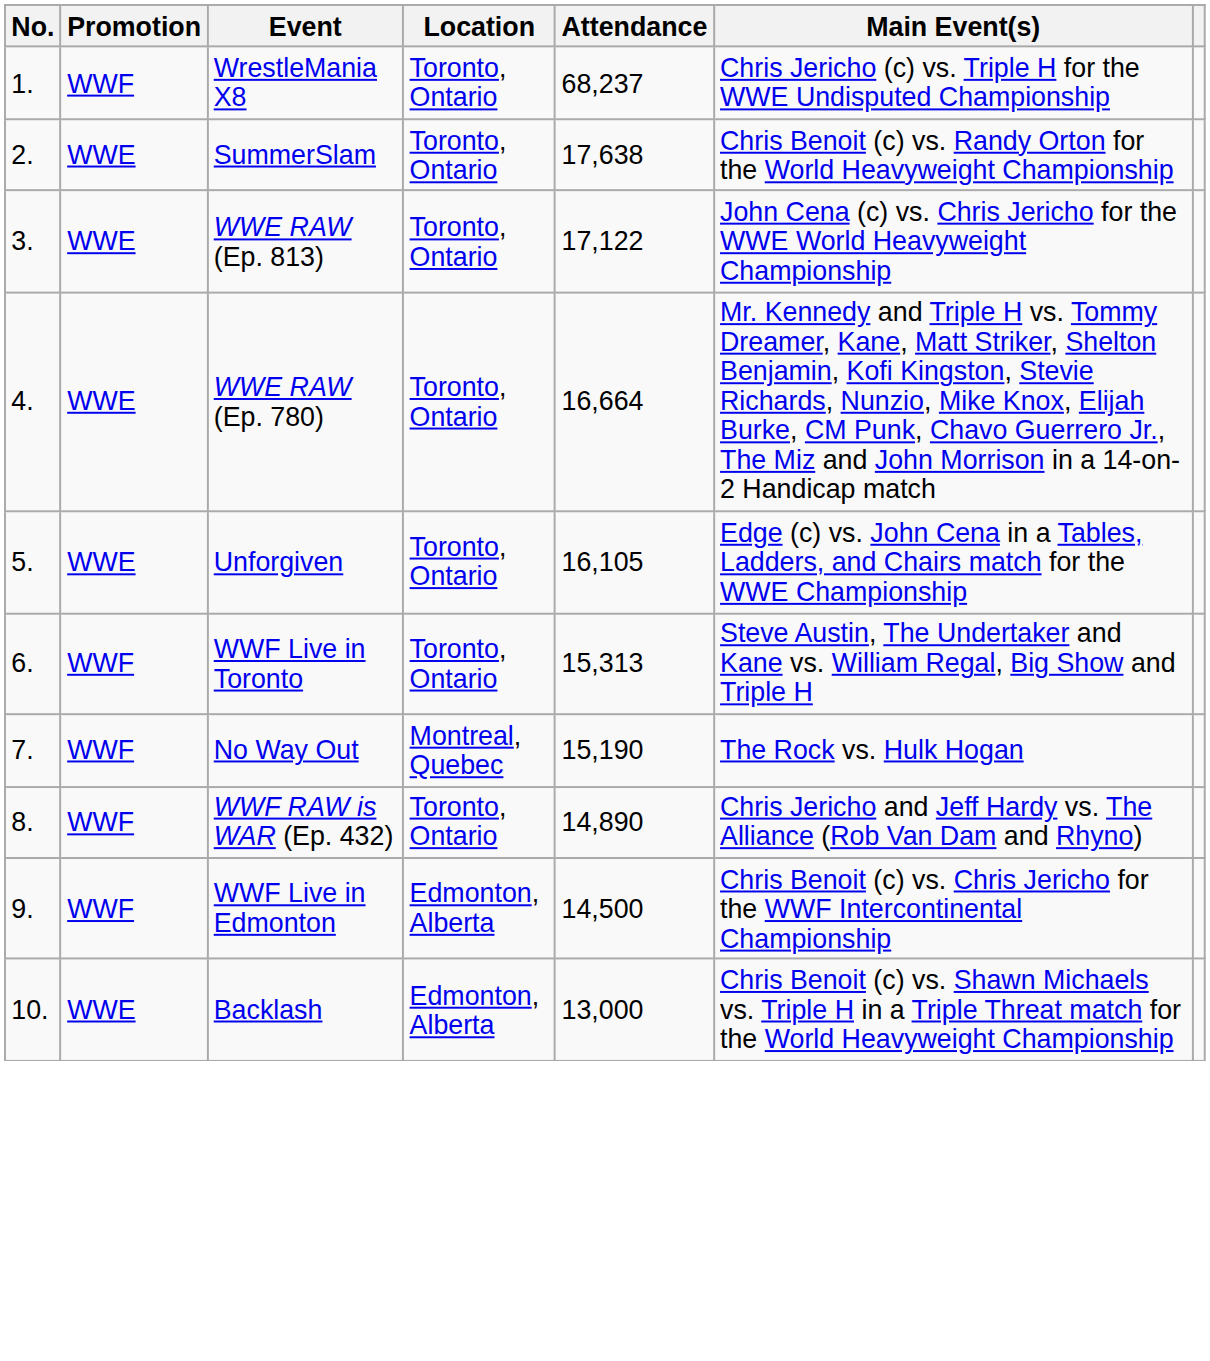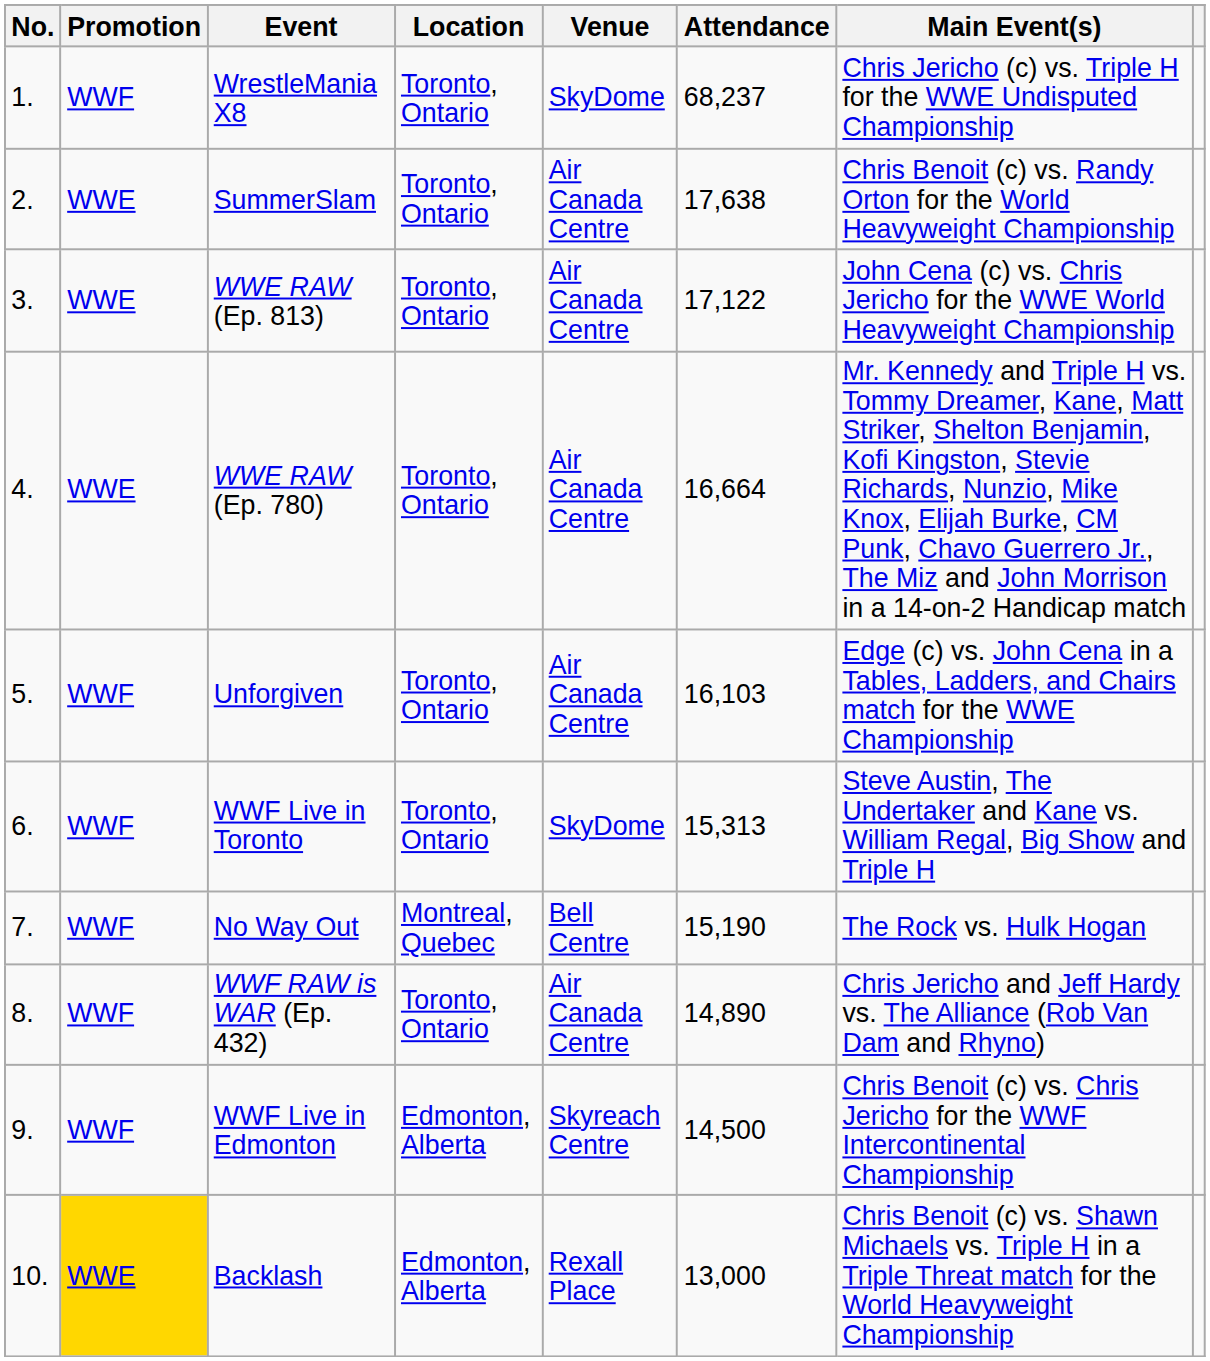+ column: (610, 26)
(101, 562) WWE -> (101, 695) WWF
(602, 562) 16,105 -> (725, 695) 16,103
(101, 1009) no background -> (101, 1275) gold background
